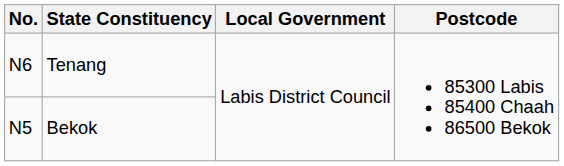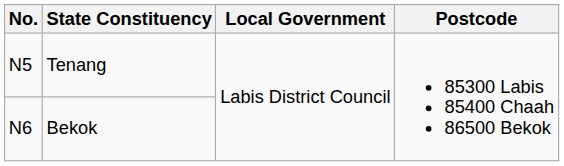(20, 65) N6 -> (20, 65) N5
(20, 128) N5 -> (20, 128) N6
